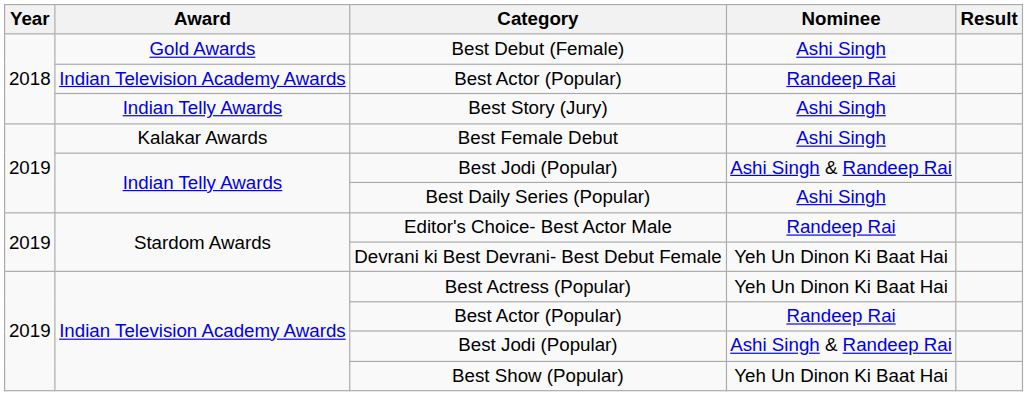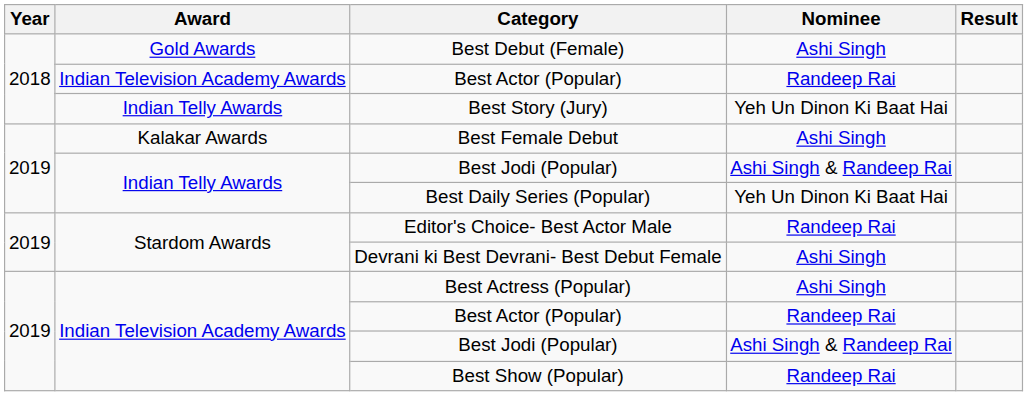(841, 108) Ashi Singh -> (841, 108) Yeh Un Dinon Ki Baat Hai
(841, 197) Ashi Singh -> (841, 197) Yeh Un Dinon Ki Baat Hai
(841, 256) Yeh Un Dinon Ki Baat Hai -> (841, 256) Ashi Singh
(841, 286) Yeh Un Dinon Ki Baat Hai -> (841, 286) Ashi Singh
(841, 375) Yeh Un Dinon Ki Baat Hai -> (841, 375) Randeep Rai
